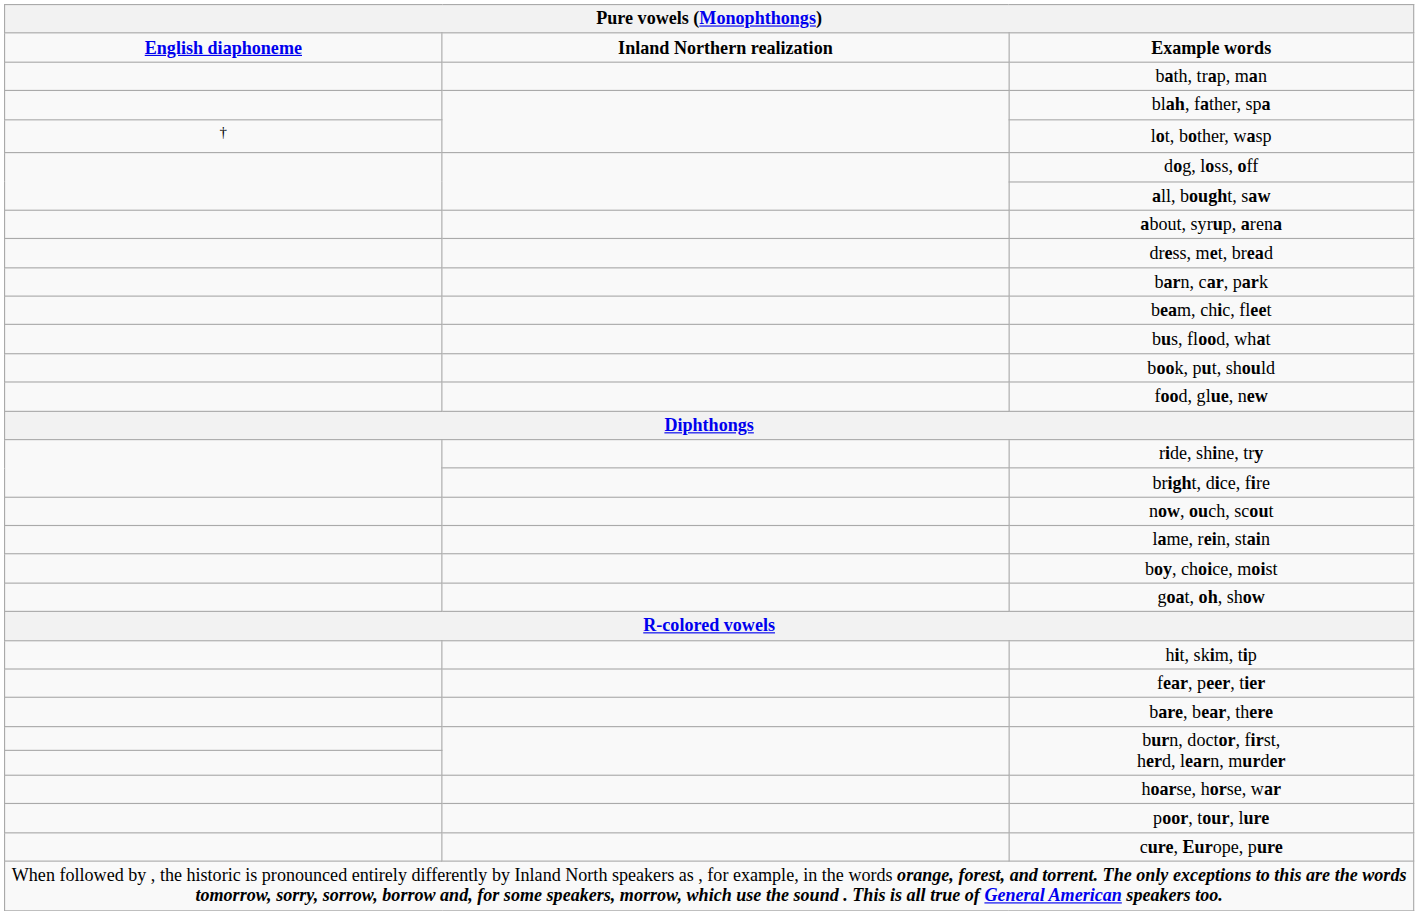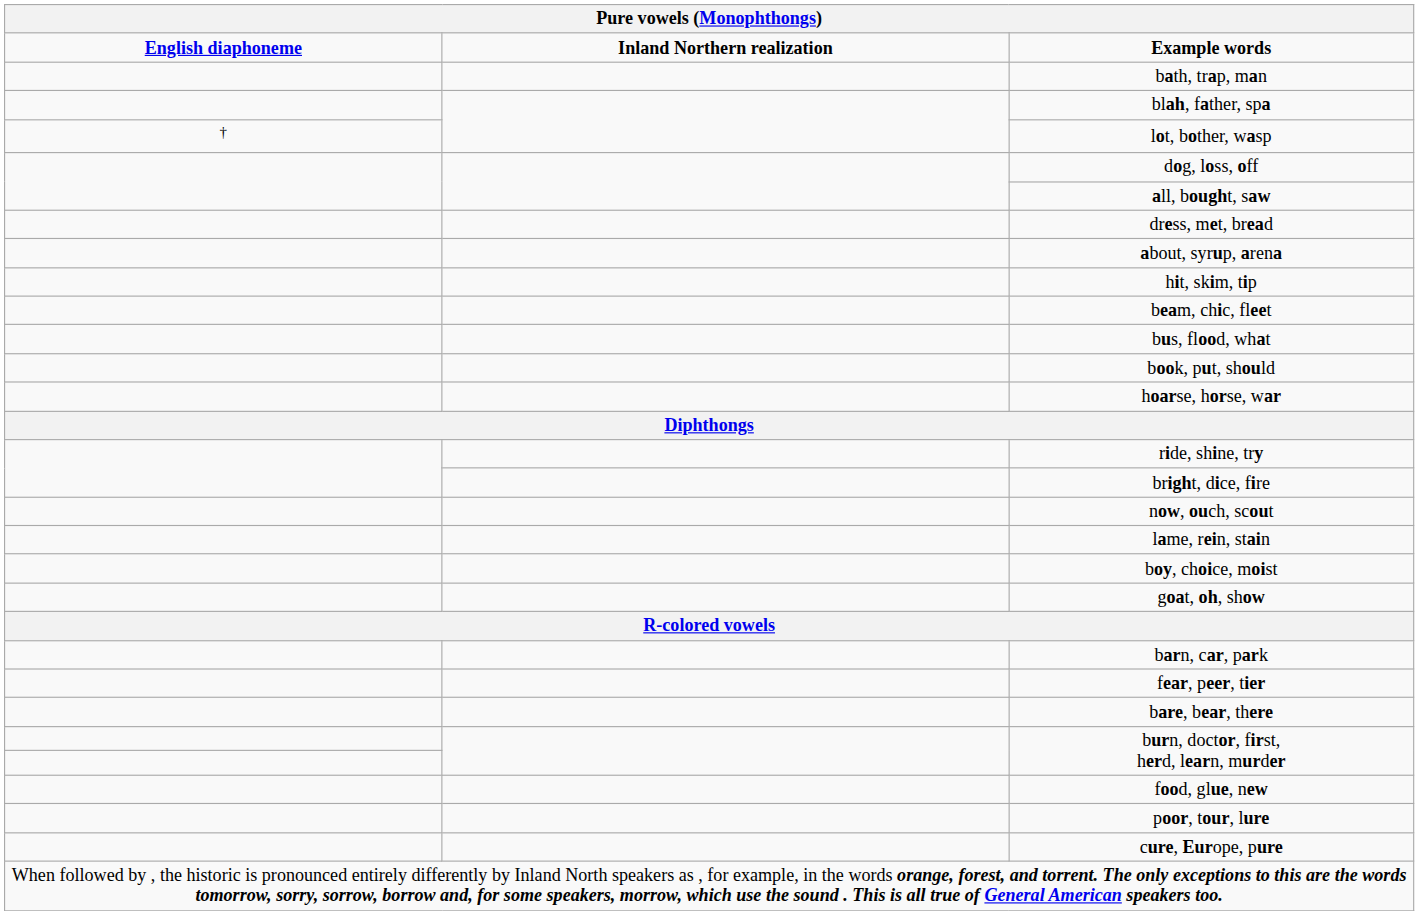rows swapped: (223, 253) <-> (223, 225)
rows swapped: (223, 655) <-> (223, 282)
rows swapped: (223, 397) <-> (223, 790)
